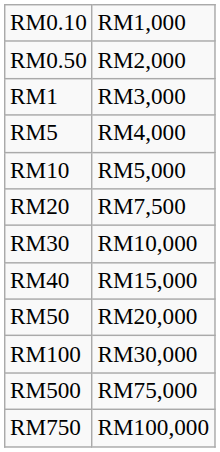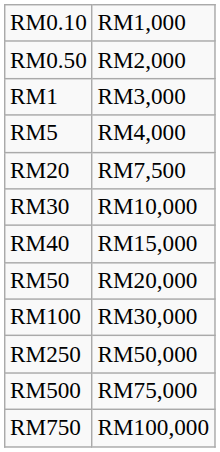- row: (40, 170)
+ row: (46, 354)
